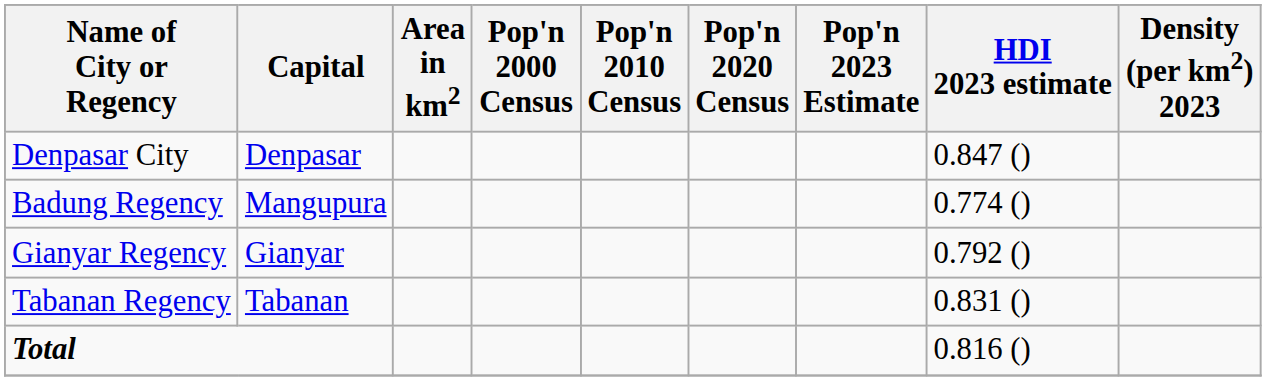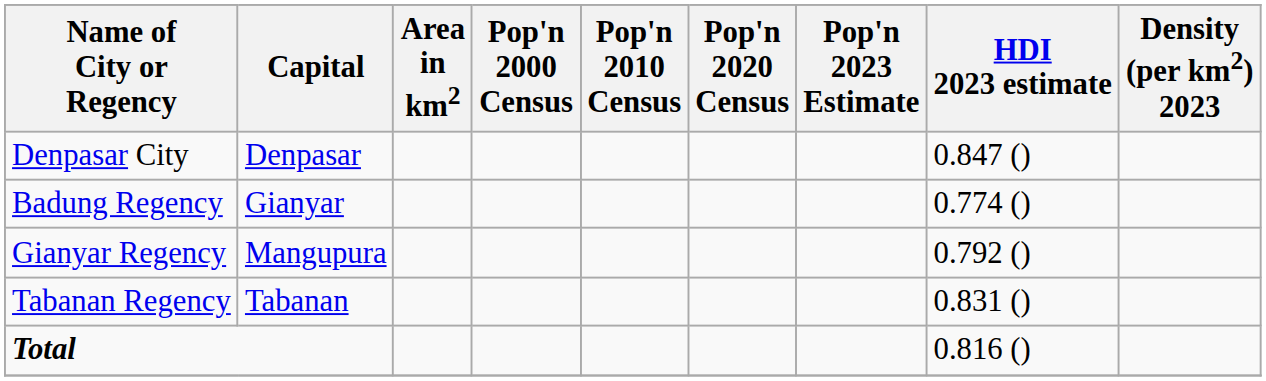(316, 203) Mangupura -> (294, 203) Gianyar
(294, 252) Gianyar -> (316, 252) Mangupura
